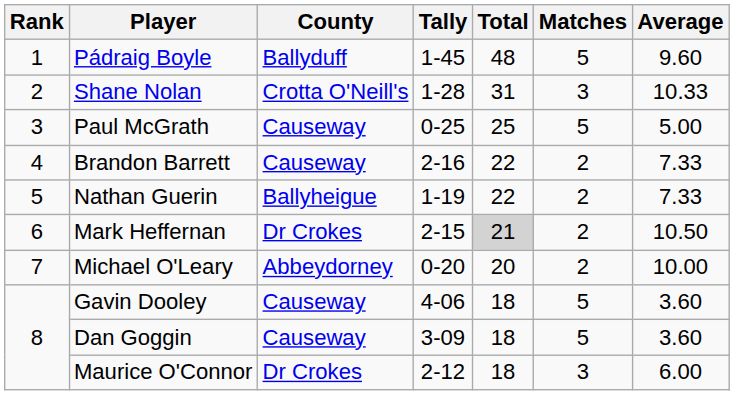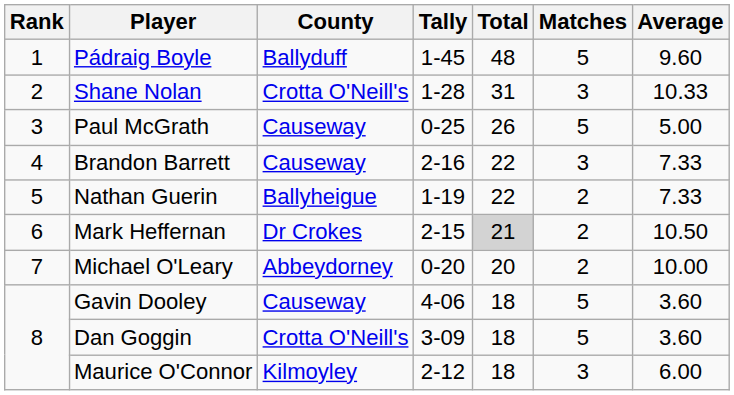(503, 127) 25 -> (503, 127) 26
(583, 162) 2 -> (583, 162) 3
(314, 337) Causeway -> (336, 337) Crotta O'Neill's
(312, 372) Dr Crokes -> (310, 372) Kilmoyley
